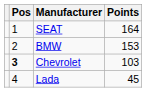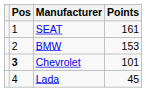(130, 29) 164 -> (130, 29) 161
(130, 63) 103 -> (130, 63) 101
